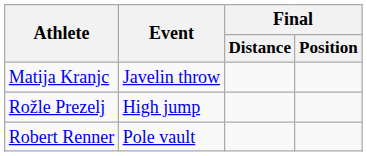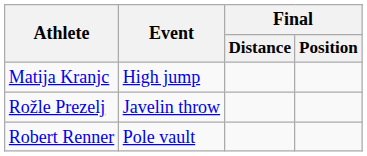(171, 77) Javelin throw -> (161, 77) High jump
(161, 107) High jump -> (171, 107) Javelin throw
